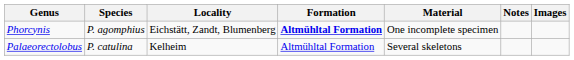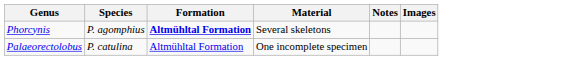- column: (213, 13)
(443, 30) One incomplete specimen -> (293, 30) Several skeletons
(424, 47) Several skeletons -> (312, 47) One incomplete specimen
